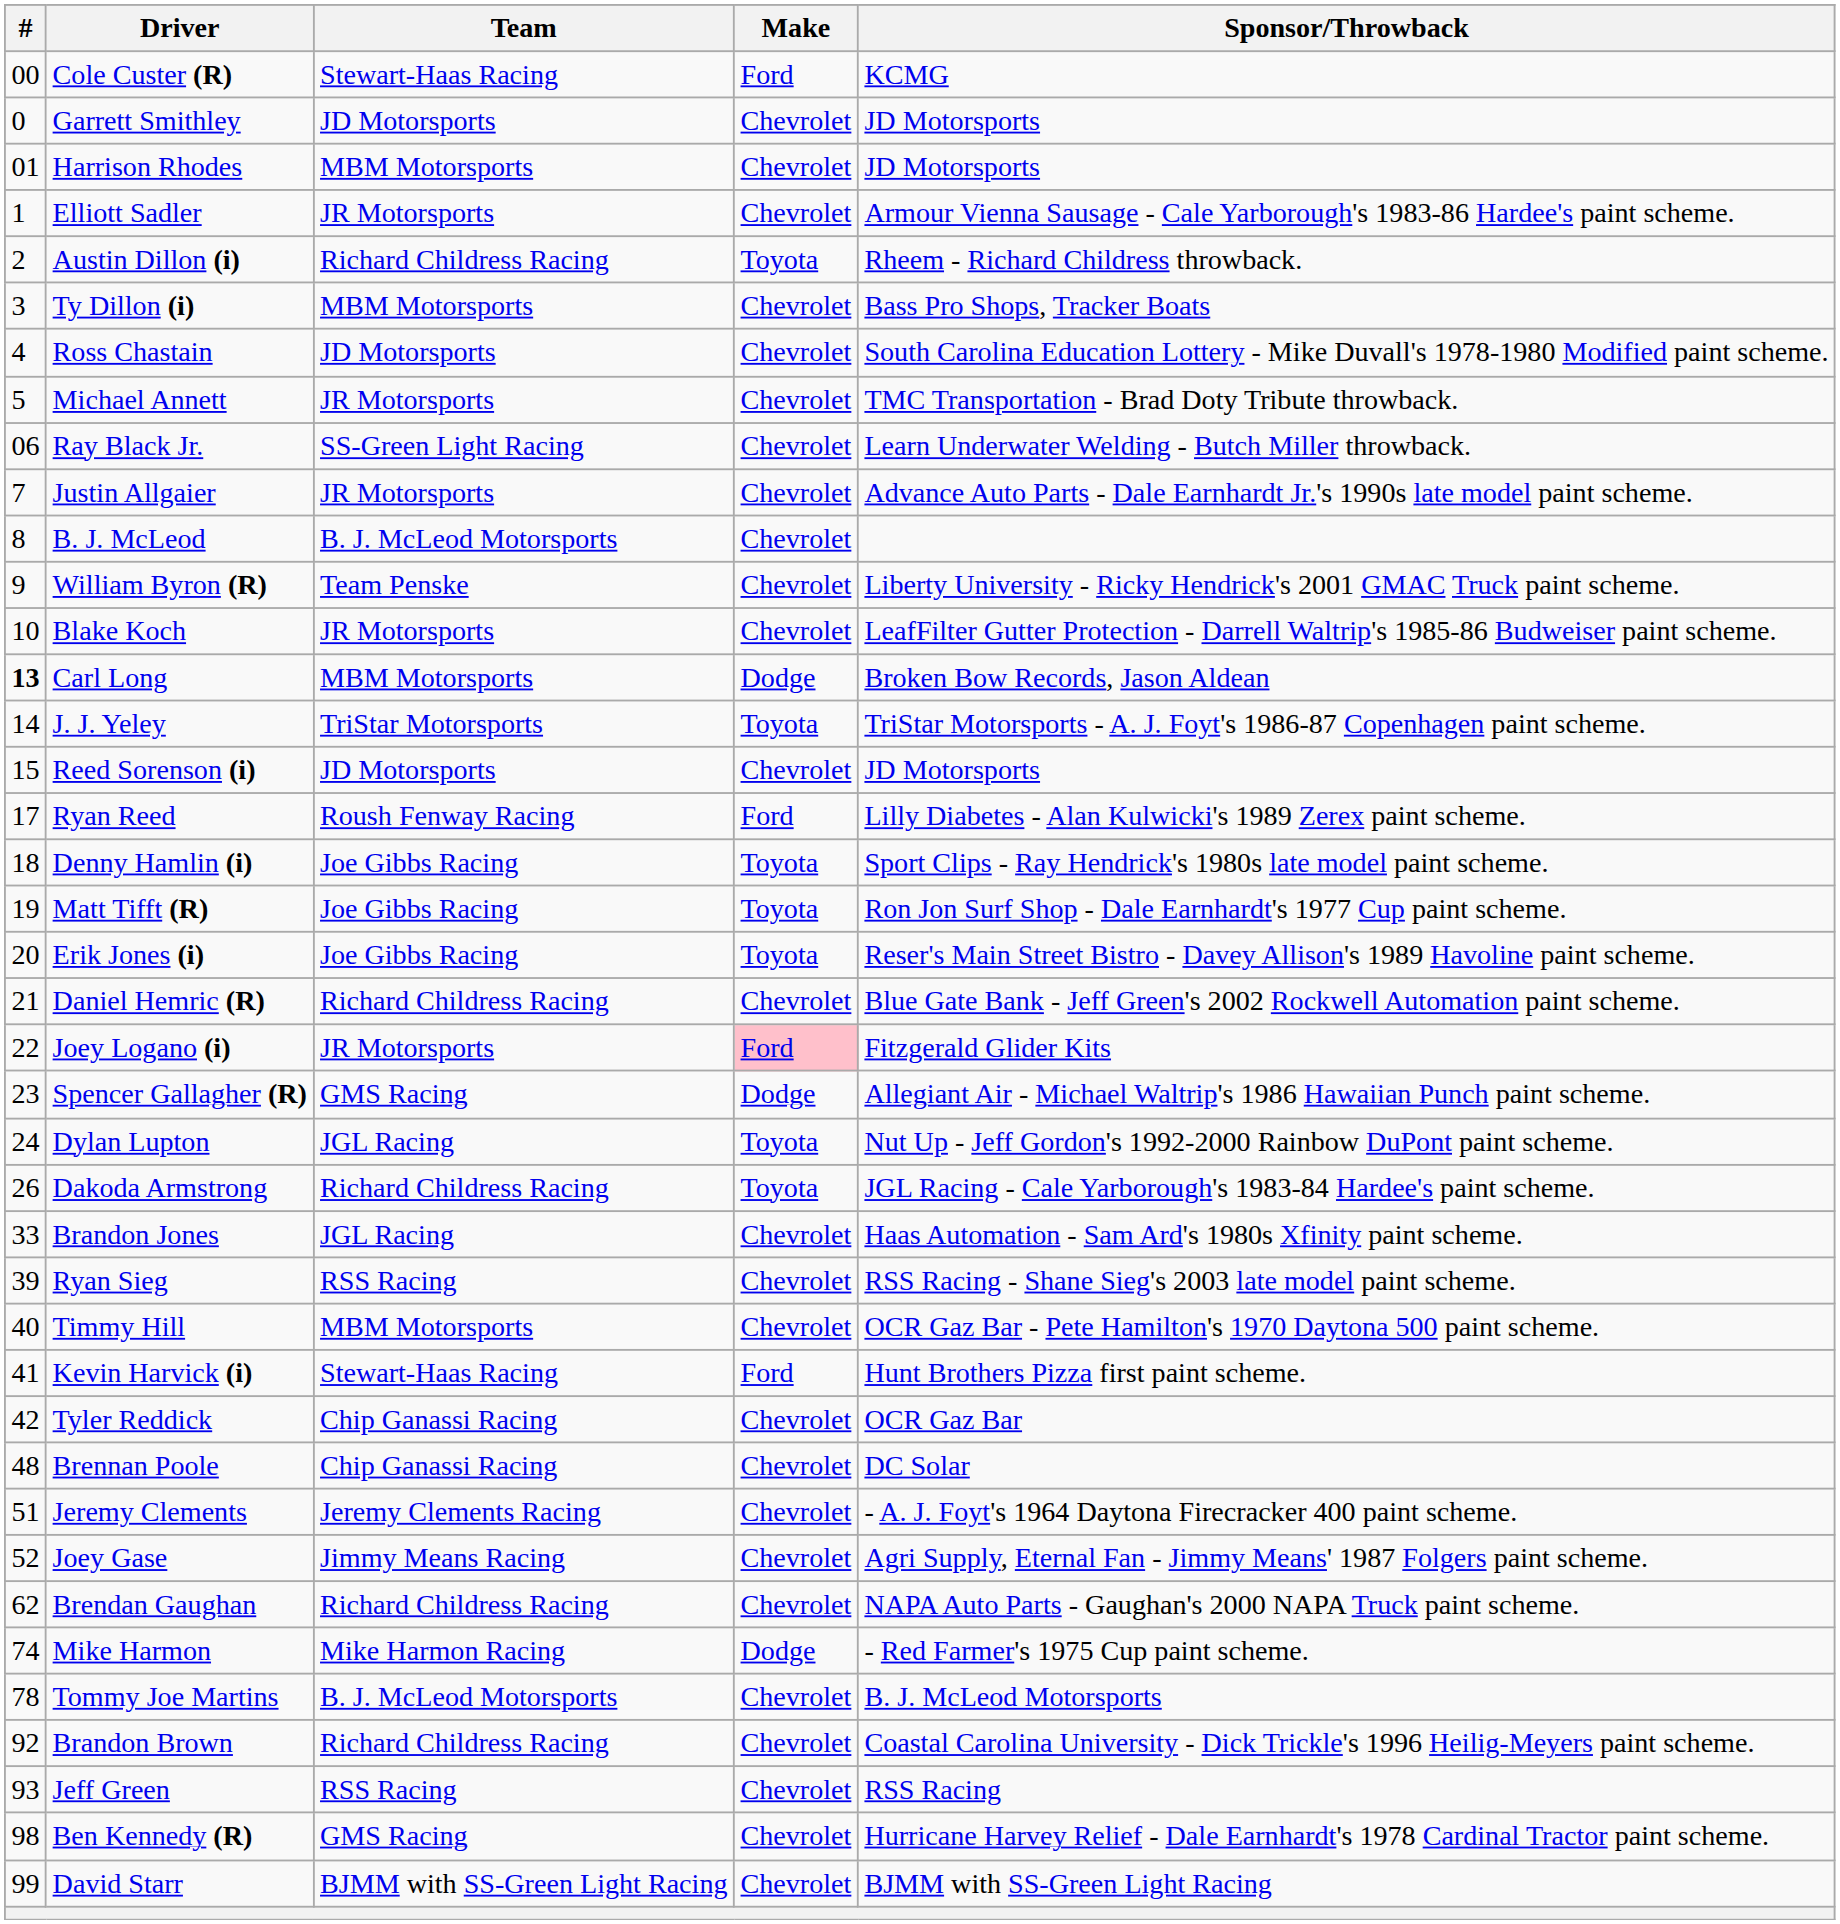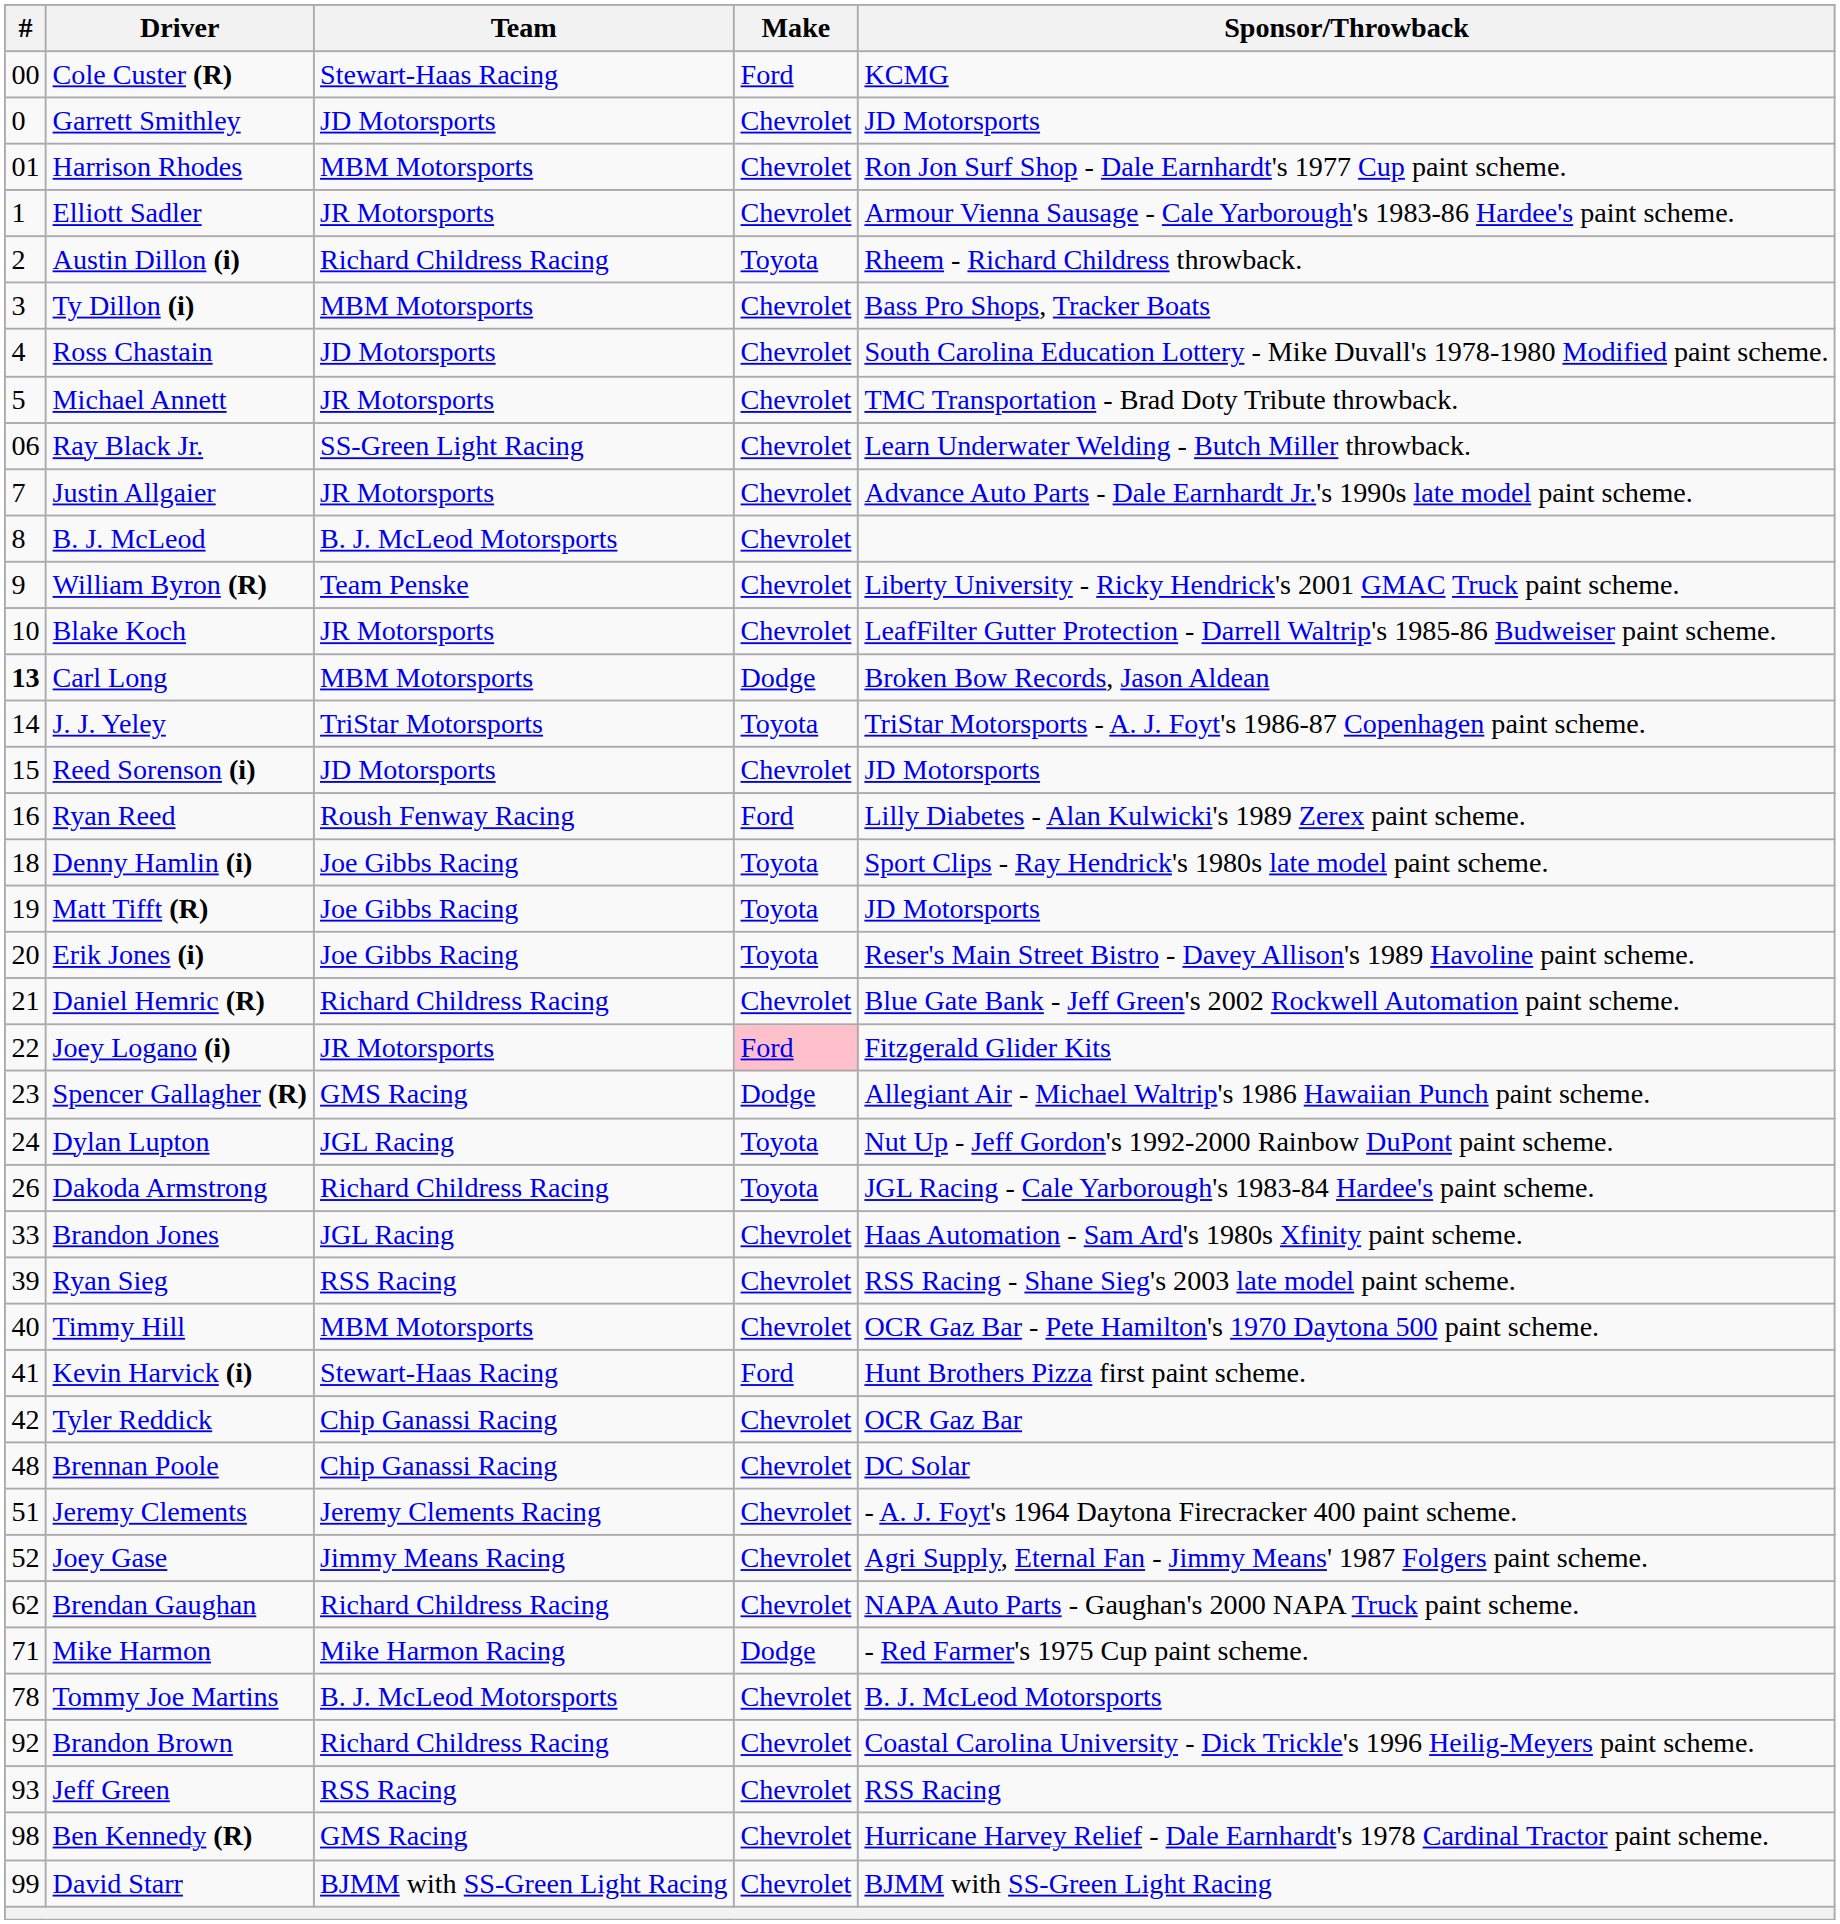(952, 166) JD Motorsports -> (1215, 166) Ron Jon Surf Shop - Dale Earnhardt's 1977 Cup paint scheme.
(26, 816) 17 -> (26, 816) 16
(1215, 908) Ron Jon Surf Shop - Dale Earnhardt's 1977 Cup paint scheme. -> (952, 908) JD Motorsports
(26, 1650) 74 -> (26, 1650) 71
